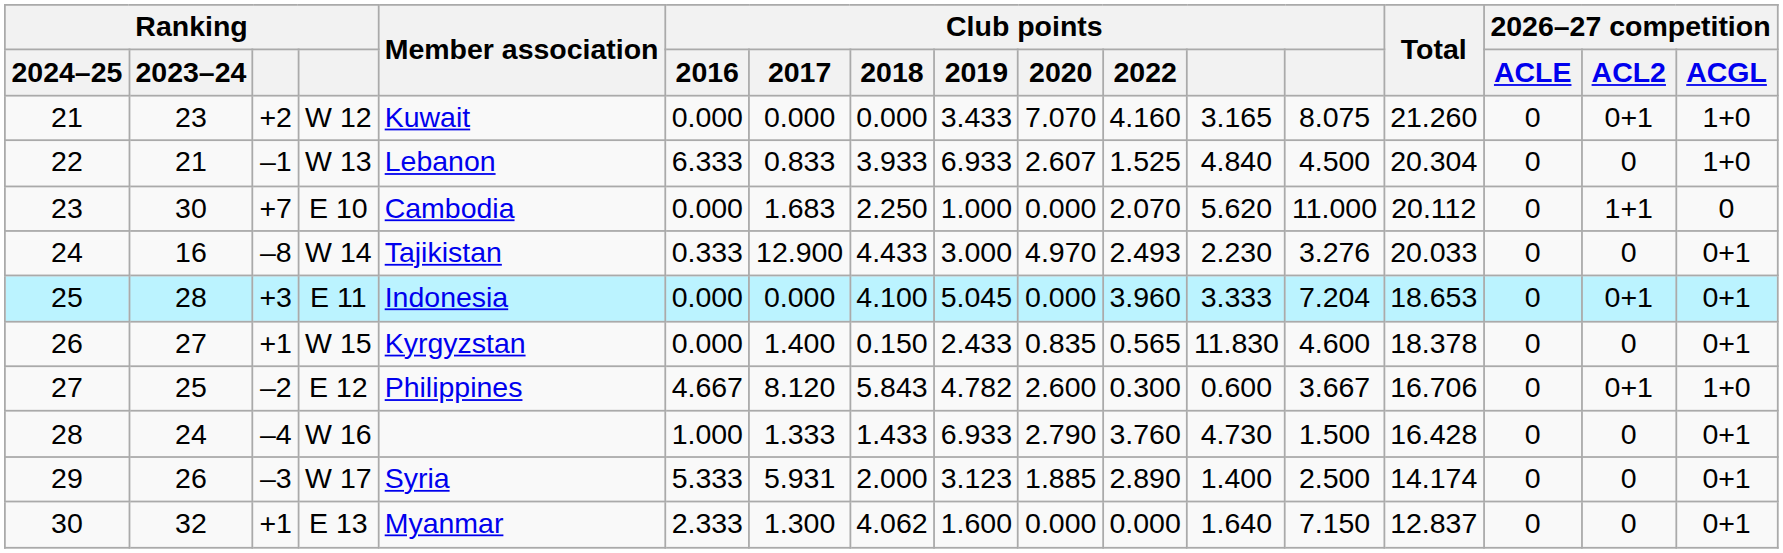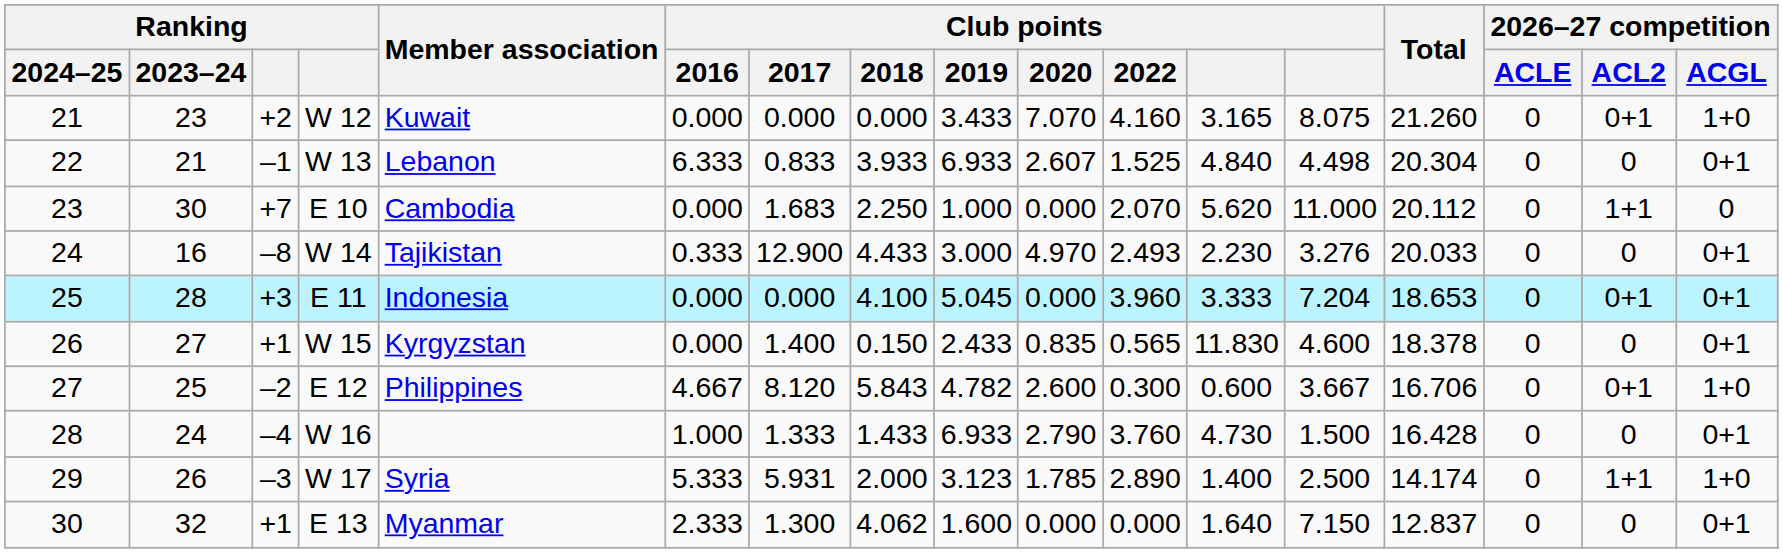(1335, 162) 4.500 -> (1335, 162) 4.498
(1727, 162) 1+0 -> (1727, 162) 0+1
(1061, 478) 1.885 -> (1061, 478) 1.785
(1629, 478) 0 -> (1629, 478) 1+1
(1727, 478) 0+1 -> (1727, 478) 1+0
